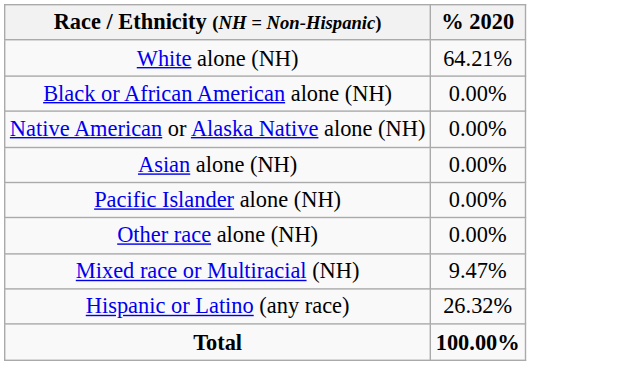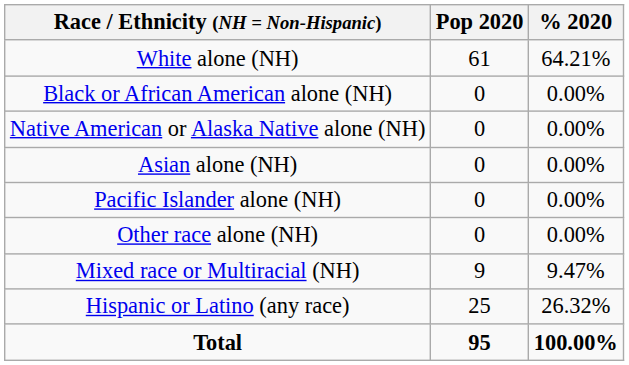+ column: (480, 22)
